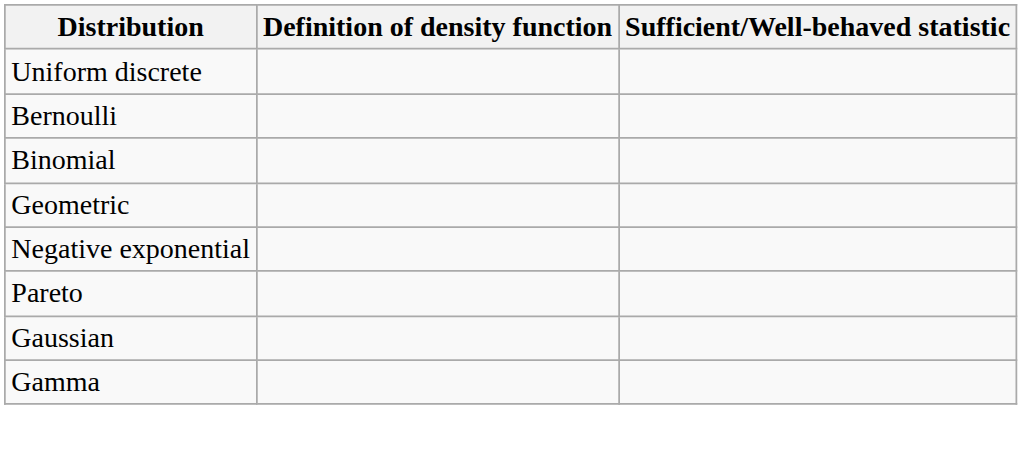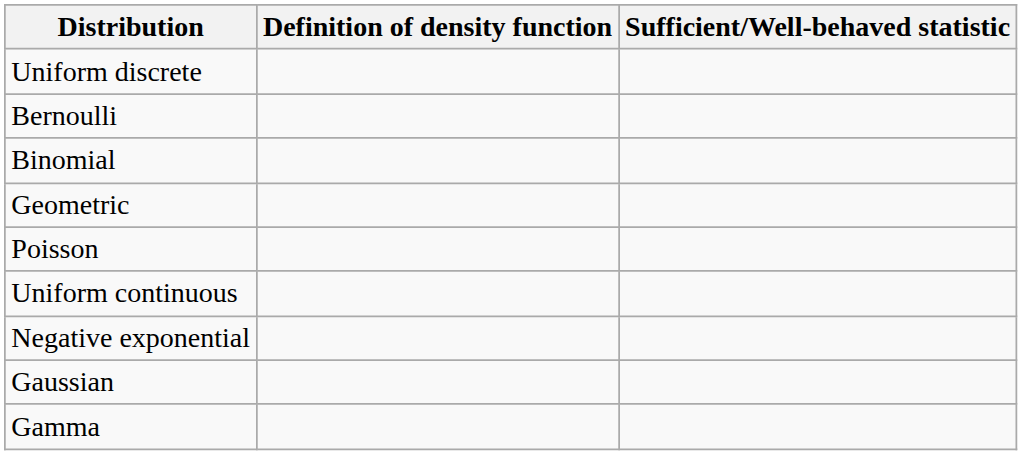+ row: (55, 248)
+ row: (124, 293)
- row: (47, 293)
